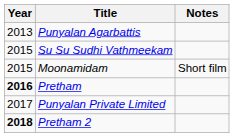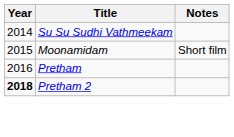- row: (89, 31)
(20, 50) 2015 -> (20, 31) 2014
(20, 86) bold -> (20, 68) normal
- row: (102, 104)
